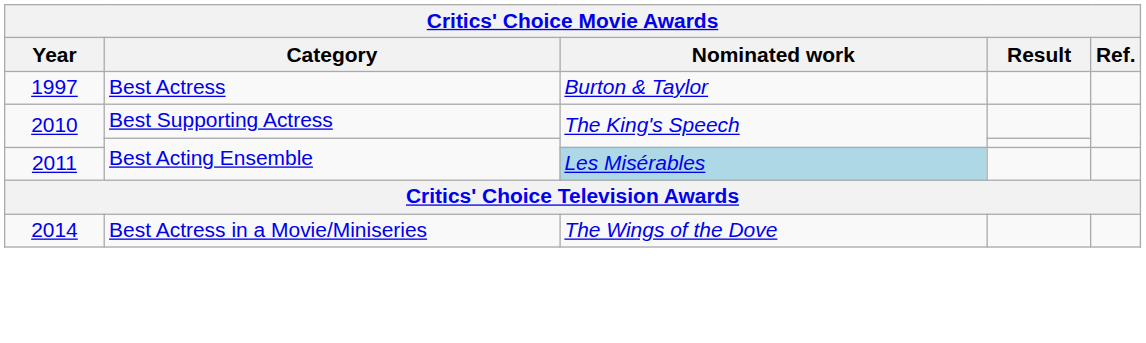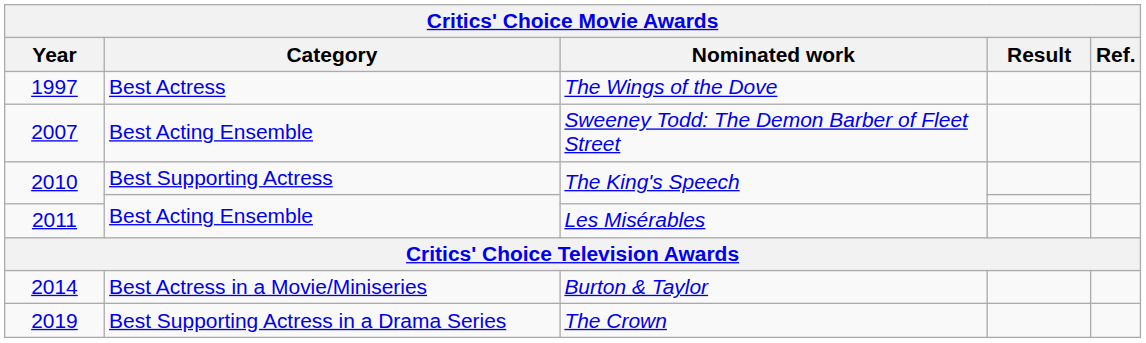(636, 87) Burton & Taylor -> (671, 87) The Wings of the Dove
+ row: (54, 132)
(635, 163) lightblue background -> (635, 220) no background
(671, 230) The Wings of the Dove -> (636, 287) Burton & Taylor
+ row: (54, 320)
